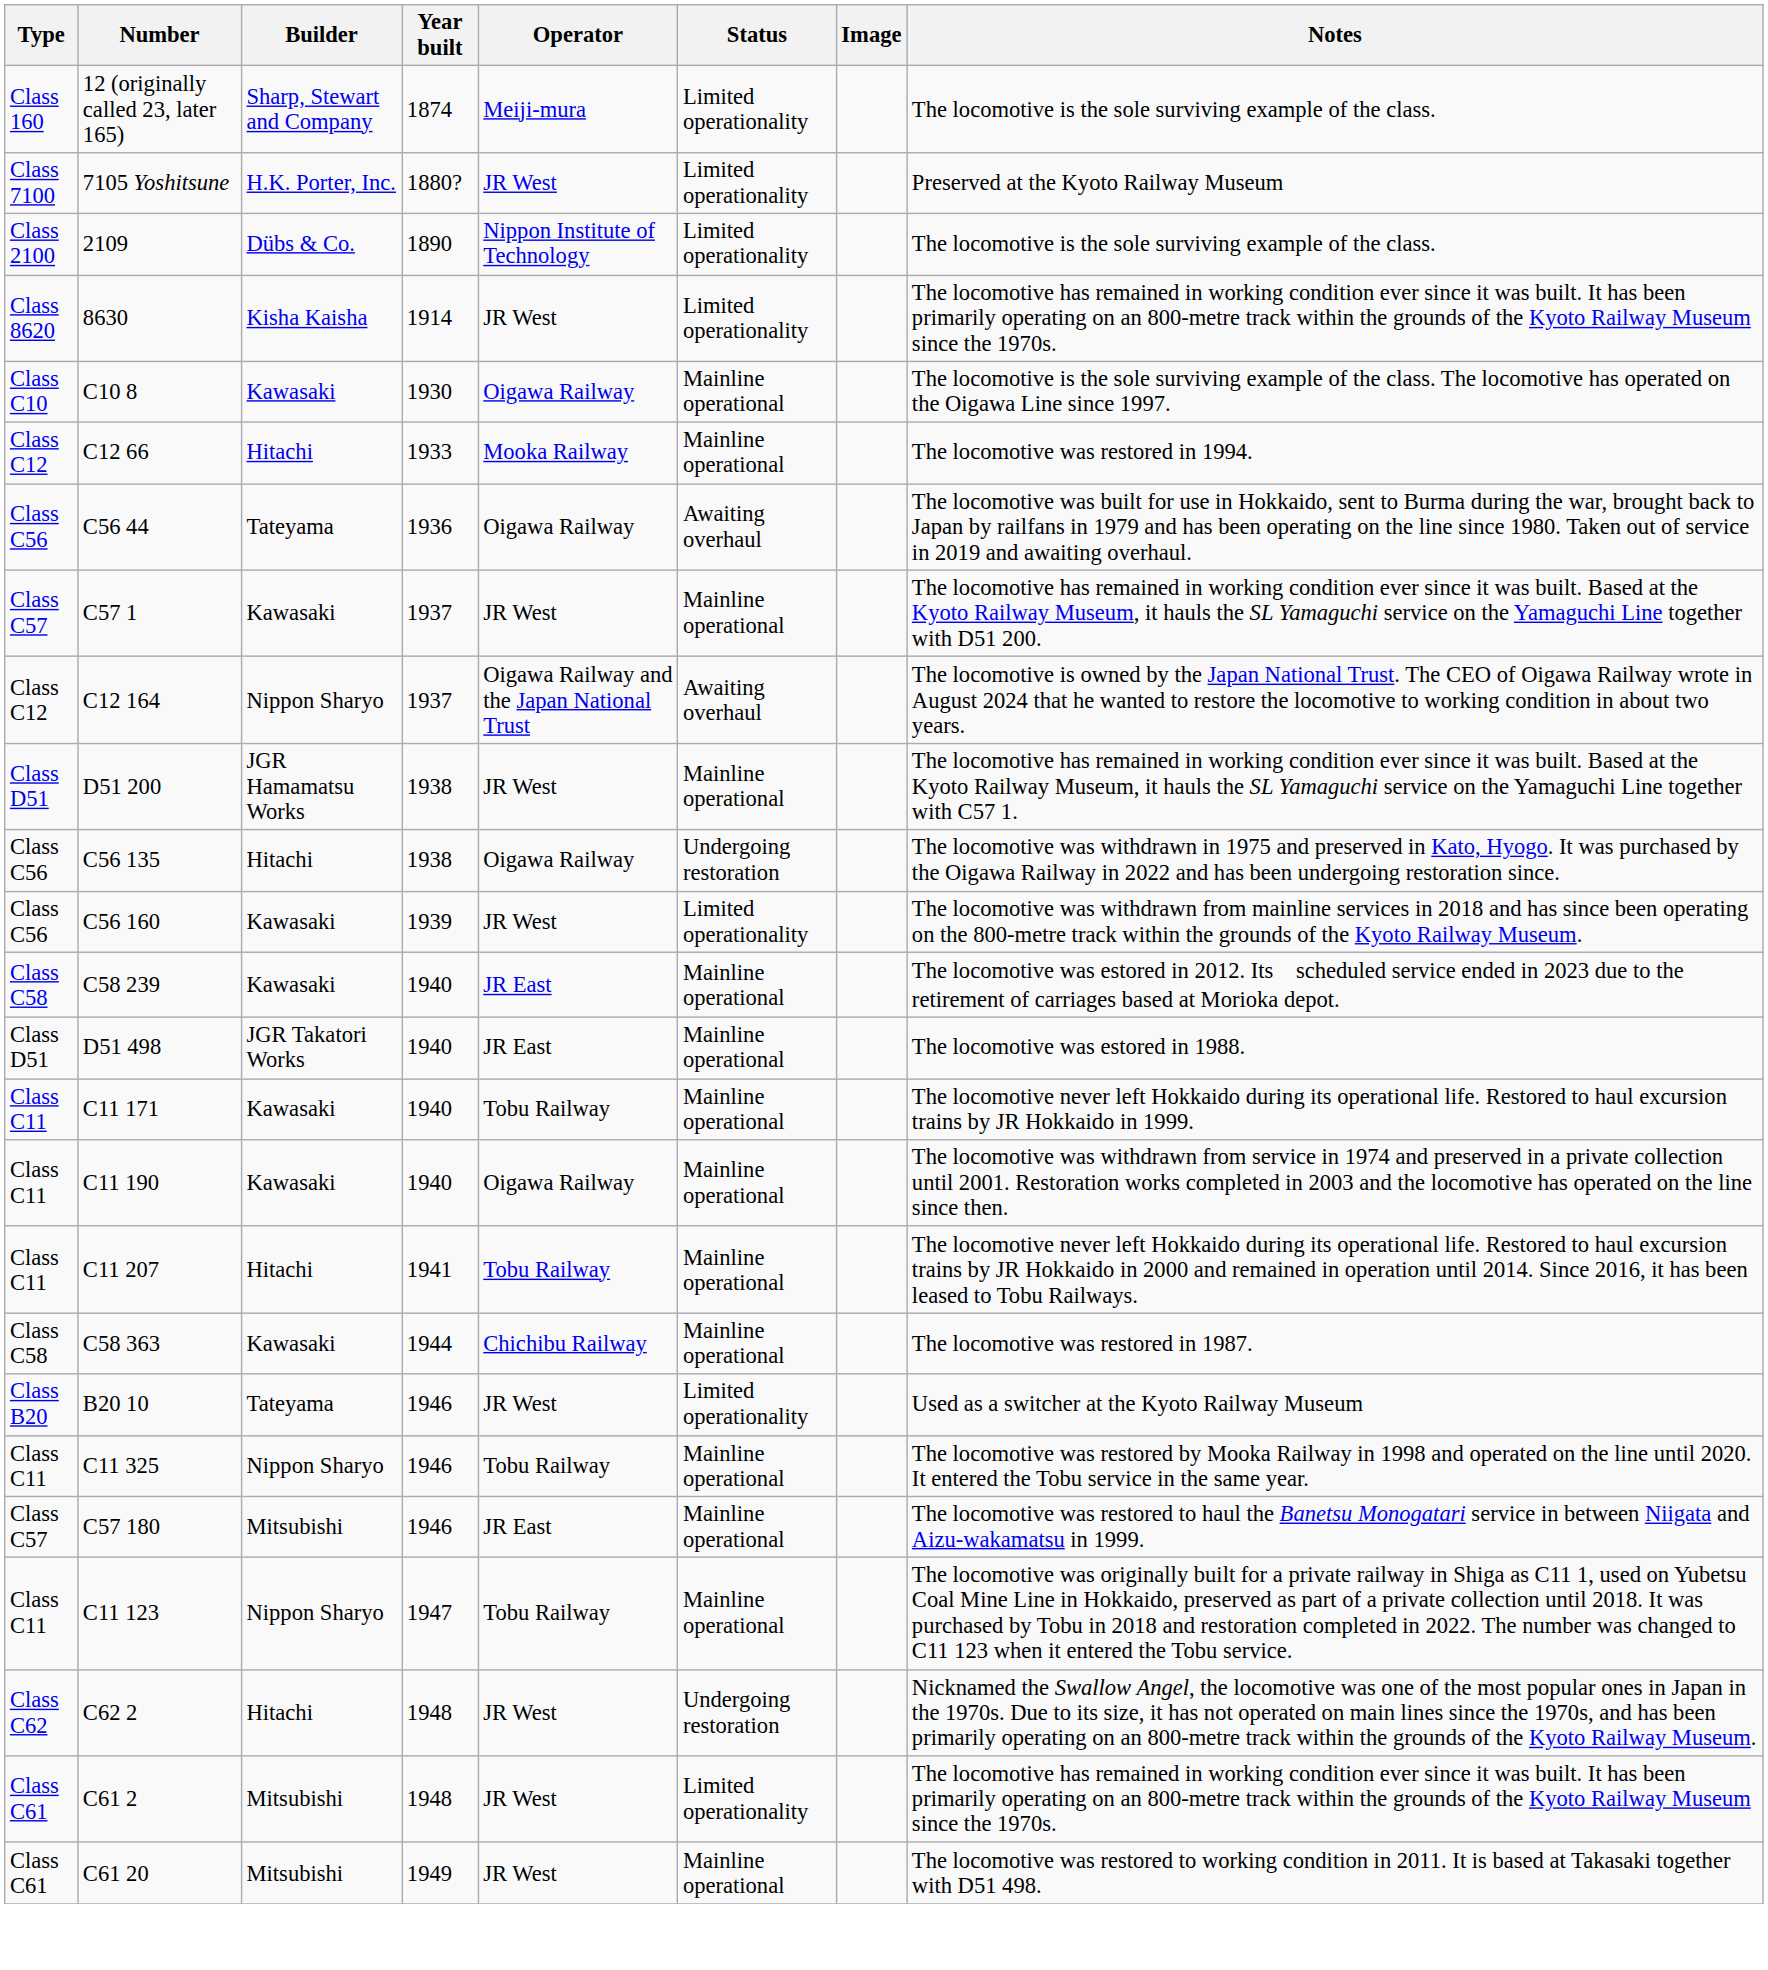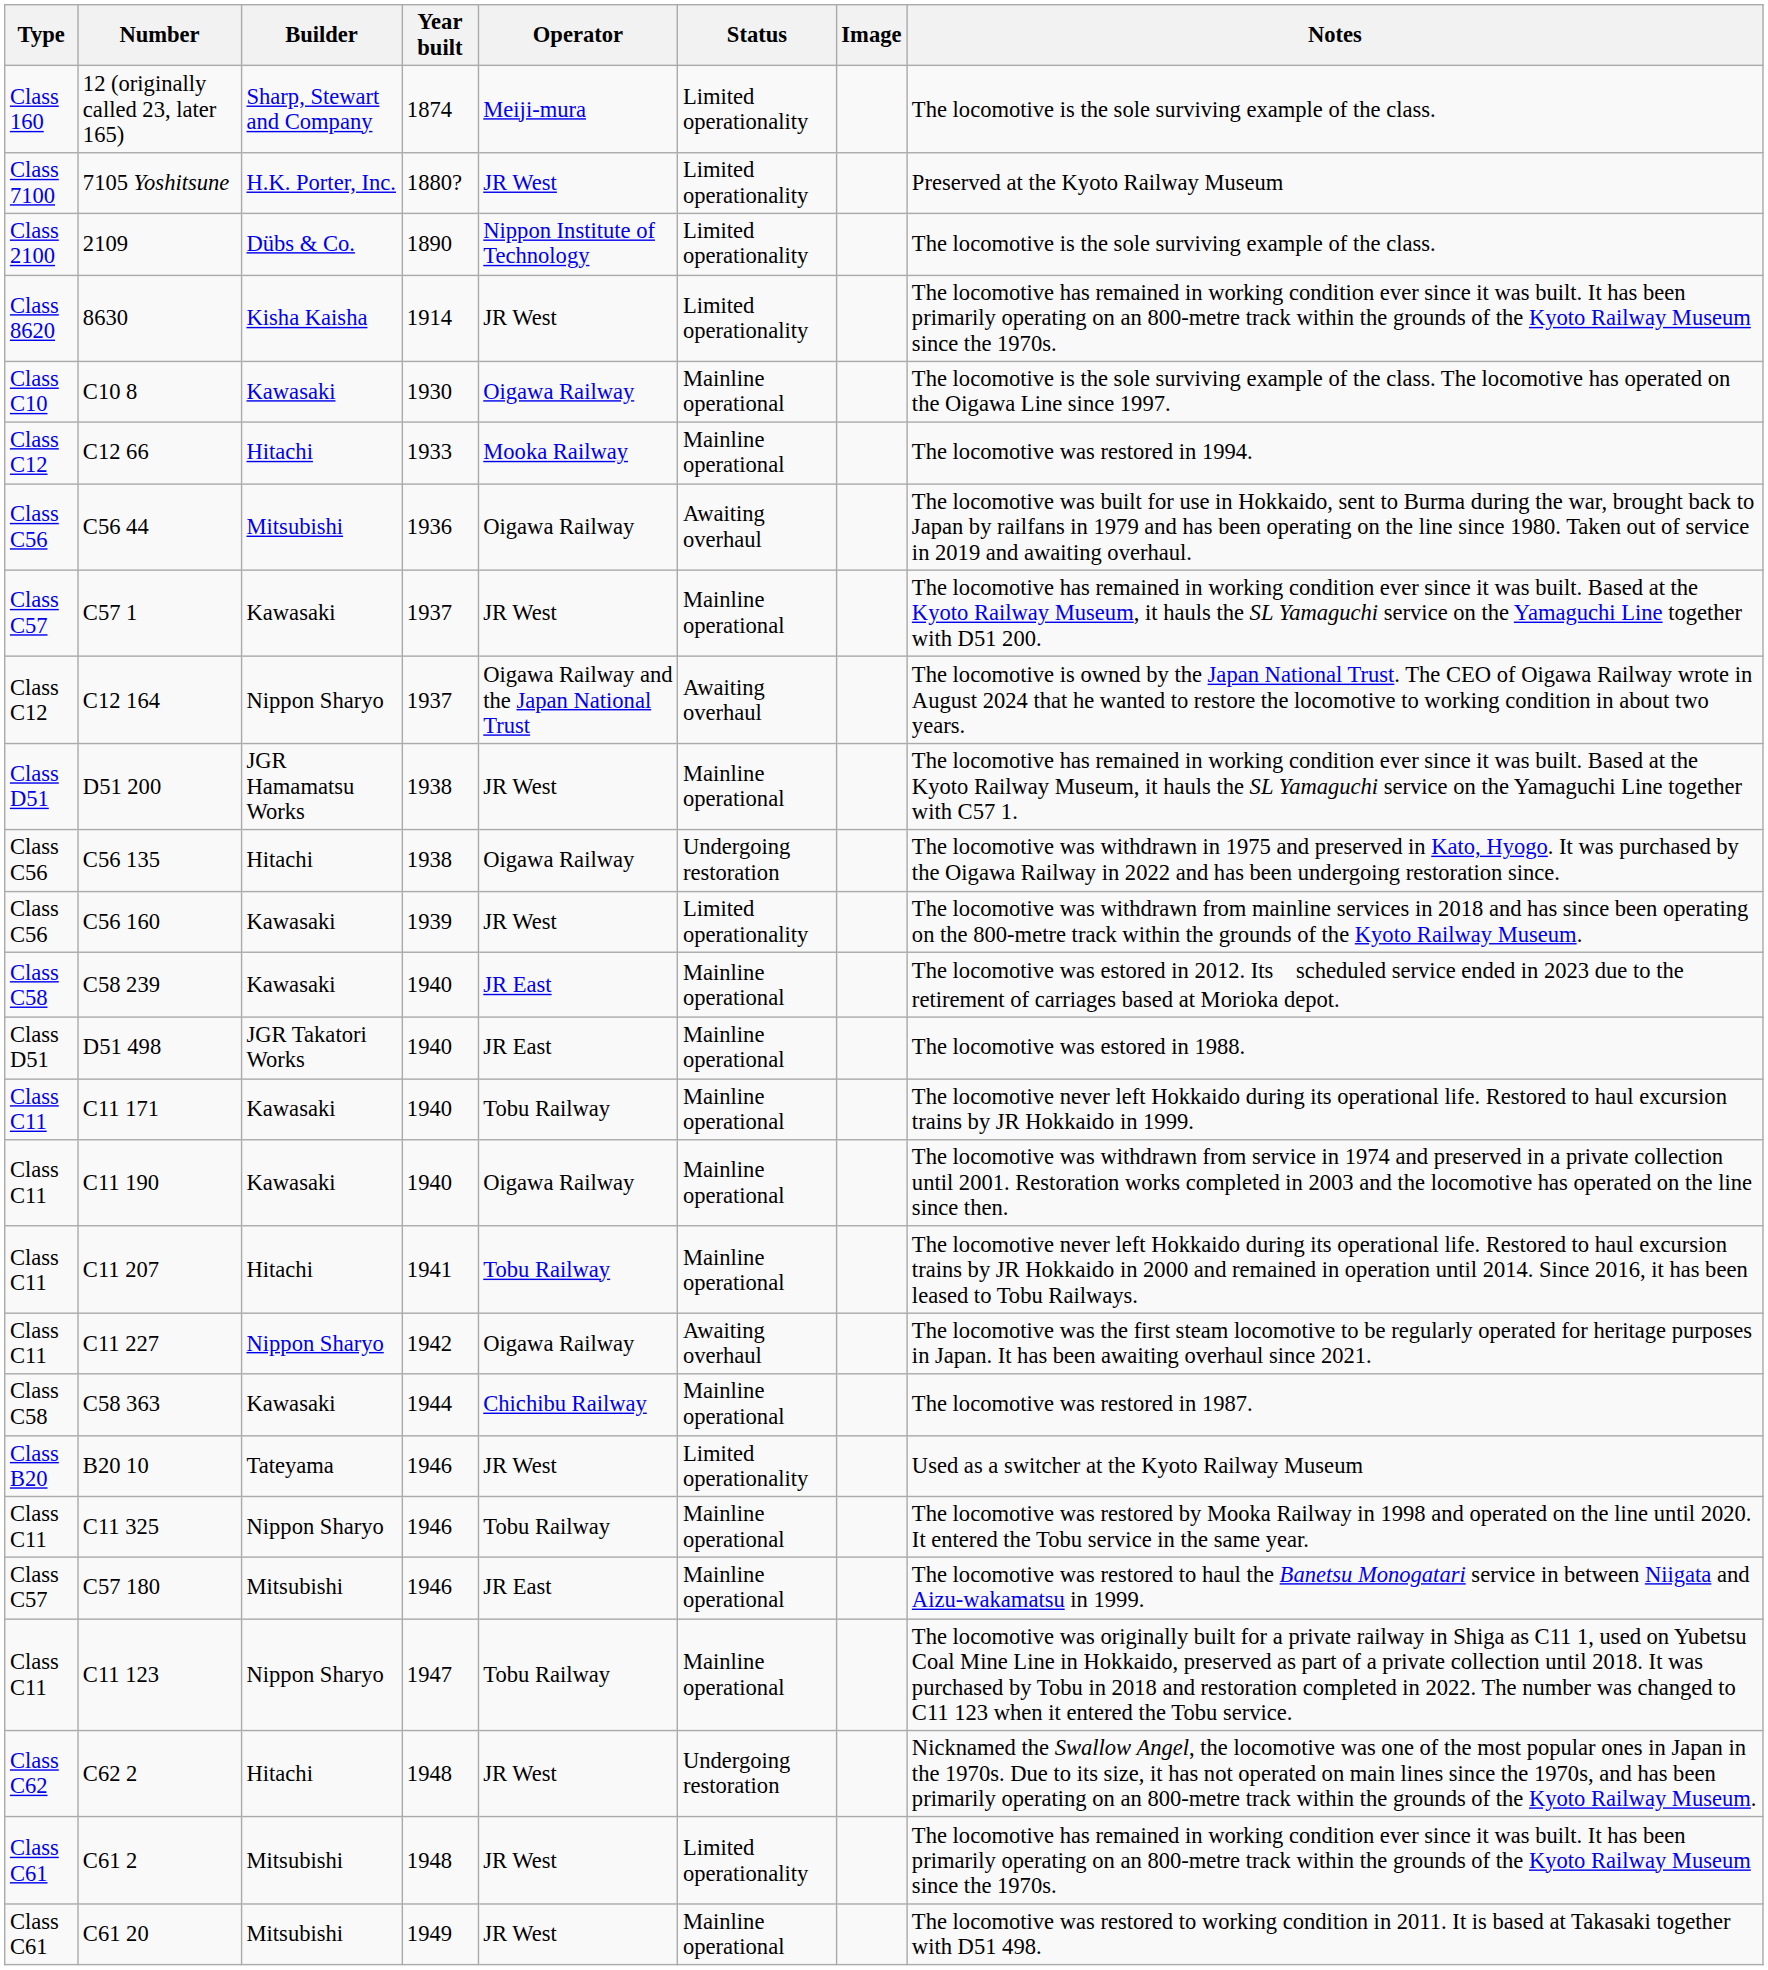(290, 526) Tateyama -> (295, 526) Mitsubishi
+ row: (121, 1343)
